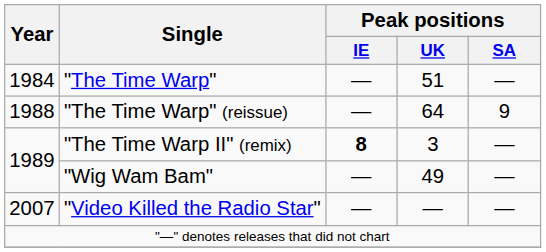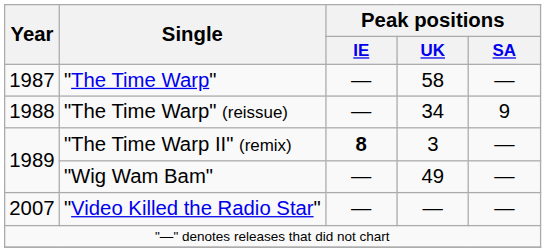(32, 79) 1984 -> (32, 79) 1987
(433, 79) 51 -> (433, 79) 58
(433, 112) 64 -> (433, 112) 34
